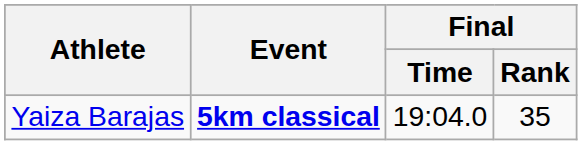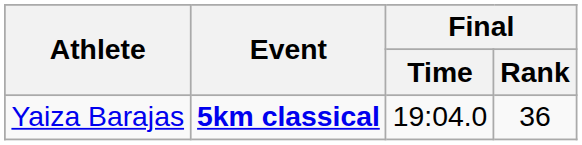(535, 116) 35 -> (535, 116) 36
